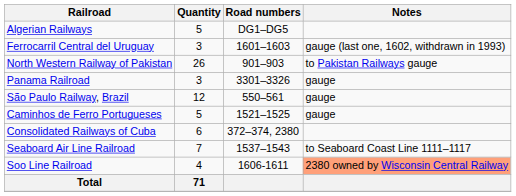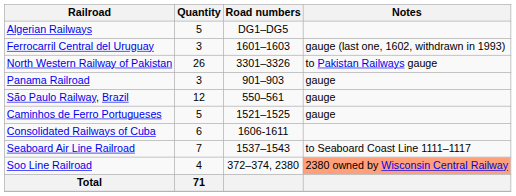(263, 64) 901–903 -> (263, 64) 3301–3326
(263, 81) 3301–3326 -> (263, 81) 901–903
(263, 132) 372–374, 2380 -> (263, 132) 1606-1611
(263, 166) 1606-1611 -> (263, 166) 372–374, 2380
